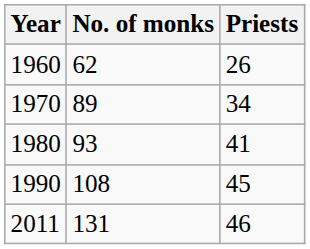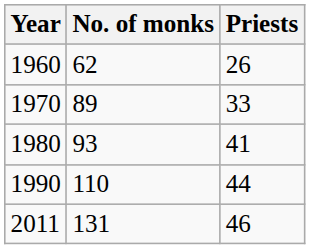(238, 104) 34 -> (238, 104) 33
(91, 183) 108 -> (91, 183) 110
(238, 183) 45 -> (238, 183) 44
